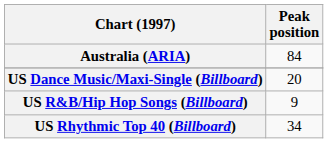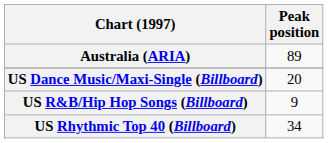(294, 56) 84 -> (294, 56) 89
